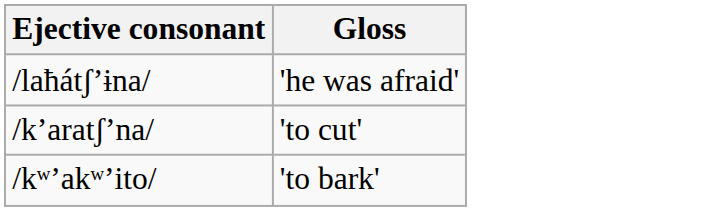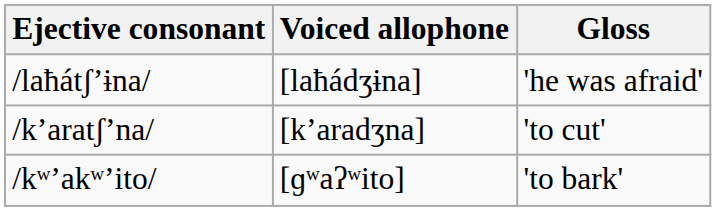+ column: (394, 29)
